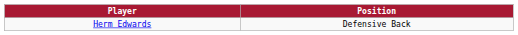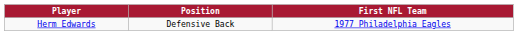+ column: (393, 11)
